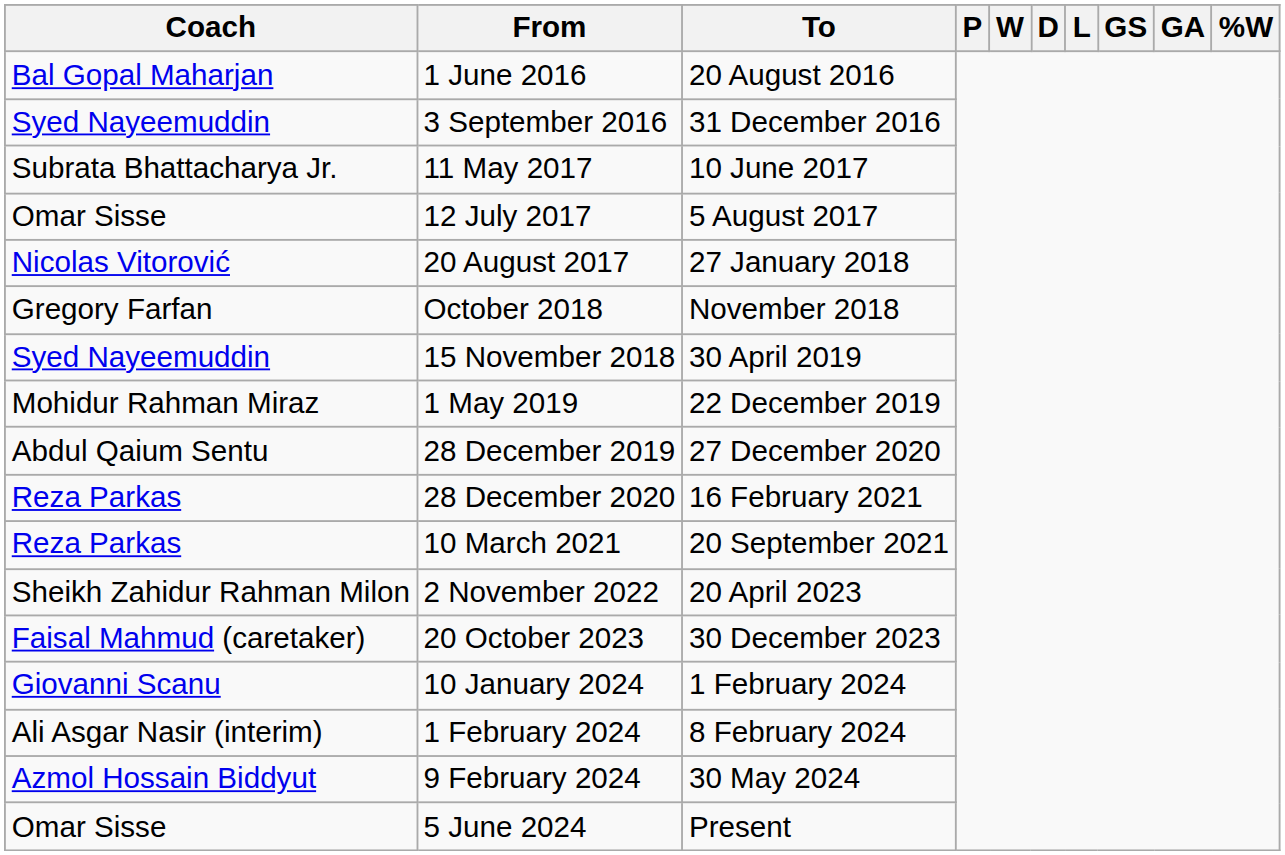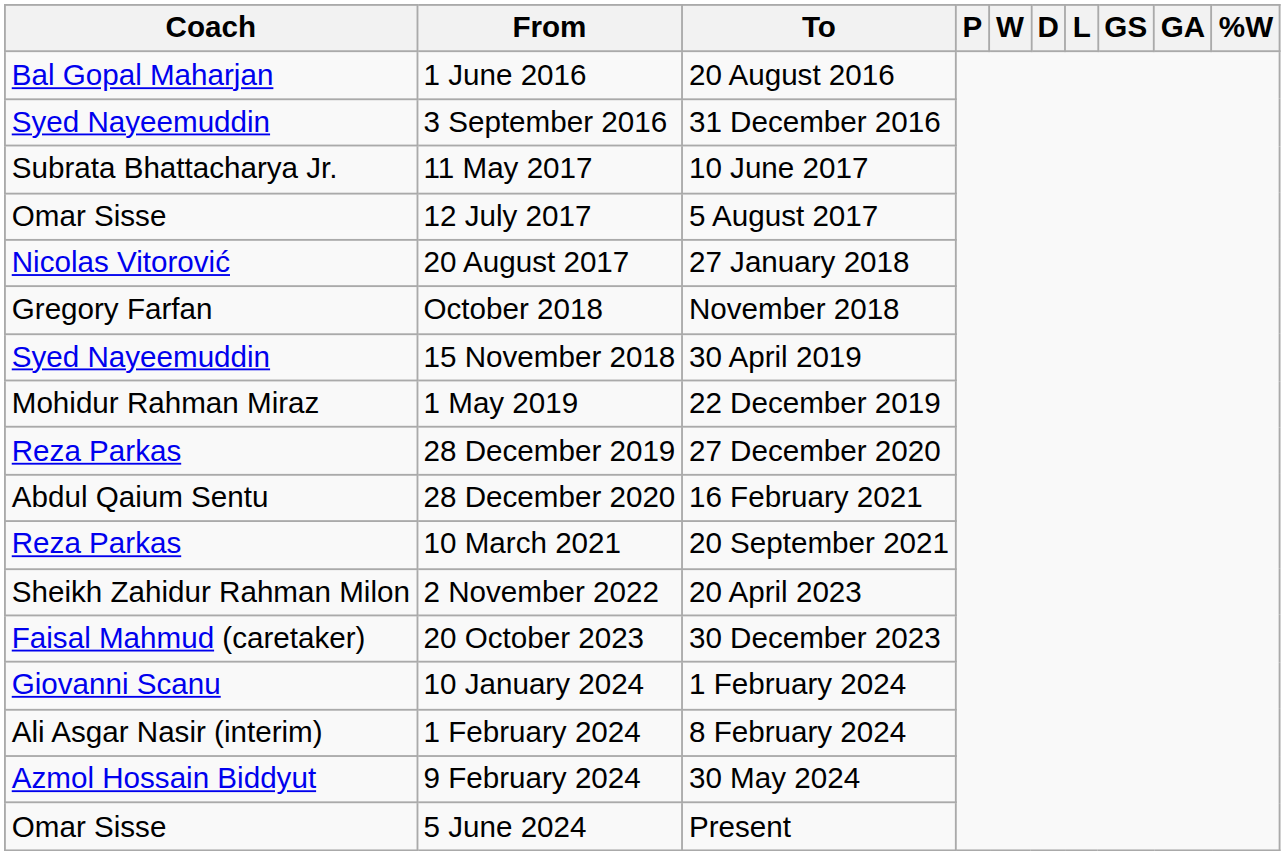(140, 450) Abdul Qaium Sentu -> (96, 450) Reza Parkas
(96, 497) Reza Parkas -> (140, 497) Abdul Qaium Sentu
